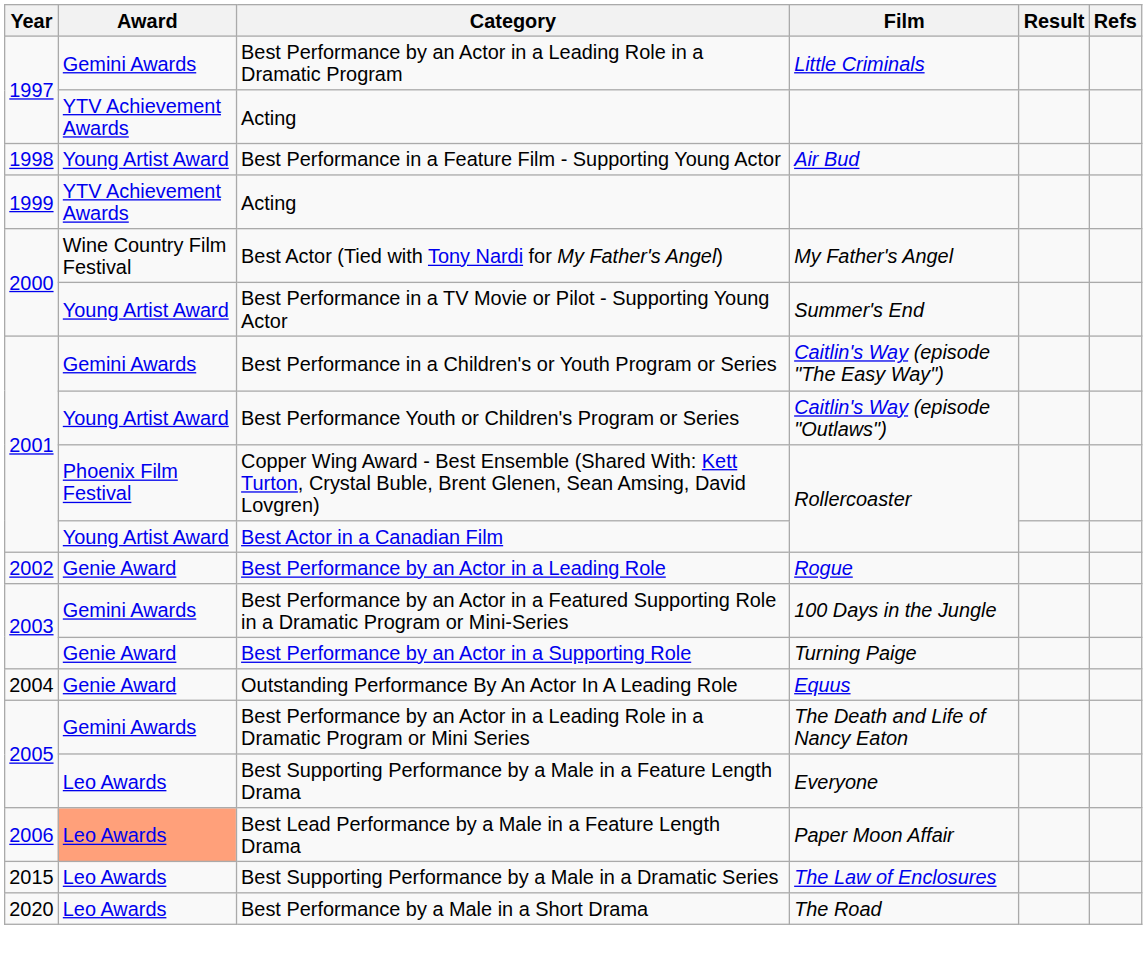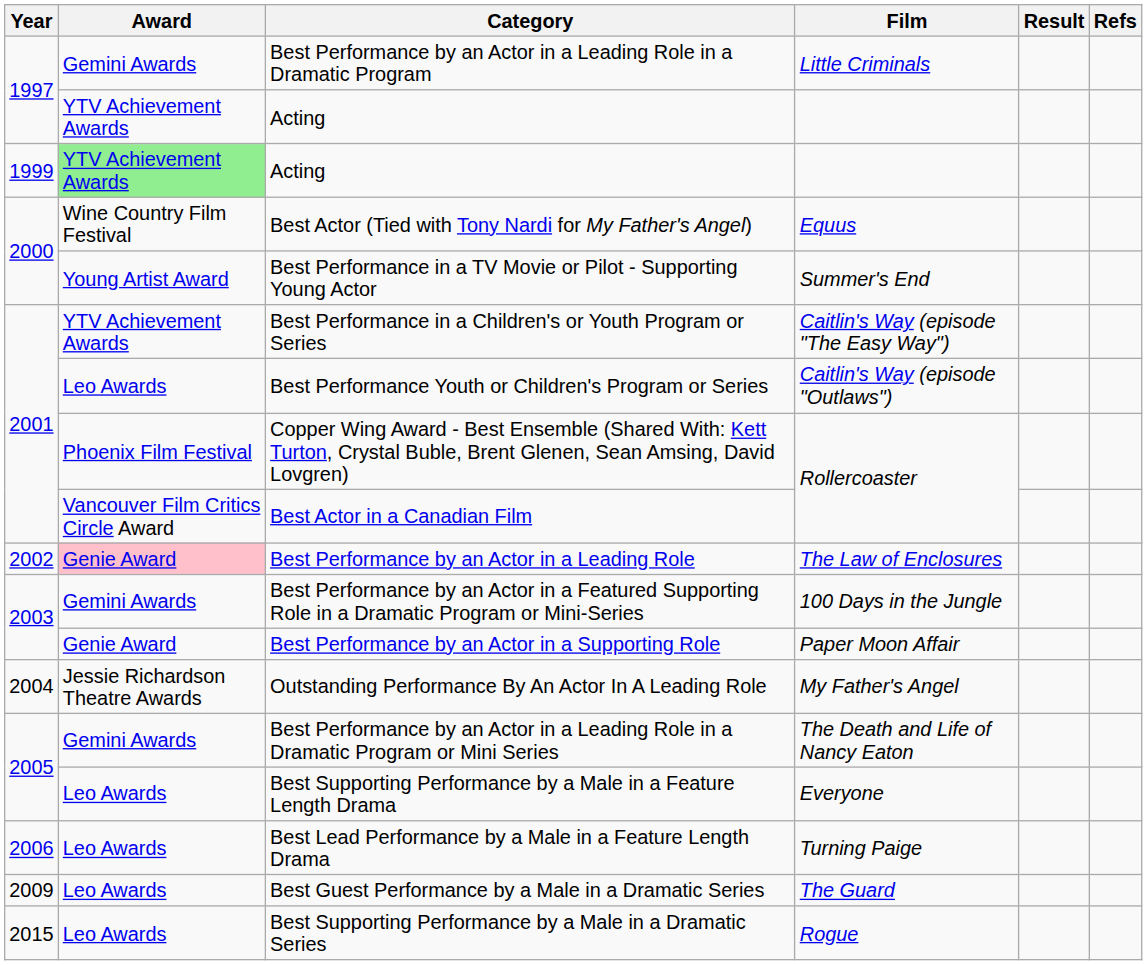- row: (31, 160)
(142, 202) no background -> (142, 171) lightgreen background
(874, 256) My Father's Angel -> (828, 225) Equus
(130, 364) Gemini Awards -> (142, 332) YTV Achievement Awards
(146, 418) Young Artist Award -> (115, 386) Leo Awards
(146, 536) Young Artist Award -> (162, 516) Vancouver Film Critics Circle Award
(120, 568) no background -> (120, 559) pink background
(823, 568) Rogue -> (901, 559) The Law of Enclosures
(855, 653) Turning Paige -> (880, 644) Paper Moon Affair
(120, 685) Genie Award -> (144, 686) Jessie Richardson Theatre Awards
(822, 685) Equus -> (879, 686) My Father's Angel
(115, 835) lightsalmon background -> (115, 848) no background
(874, 835) Paper Moon Affair -> (861, 848) Turning Paige
+ row: (31, 891)
(895, 878) The Law of Enclosures -> (829, 933) Rogue
- row: (31, 909)
